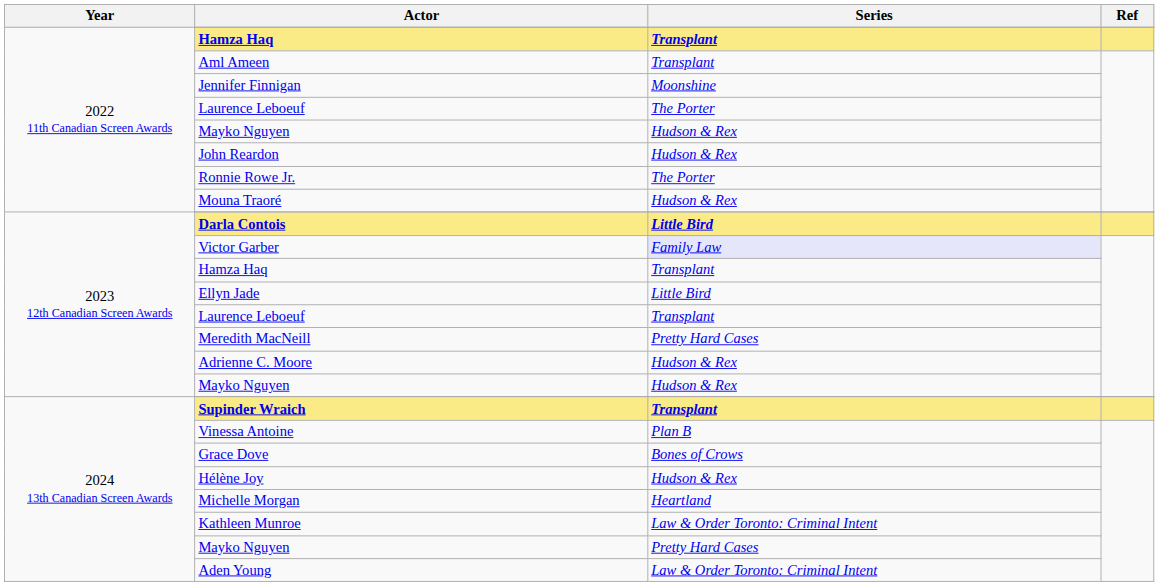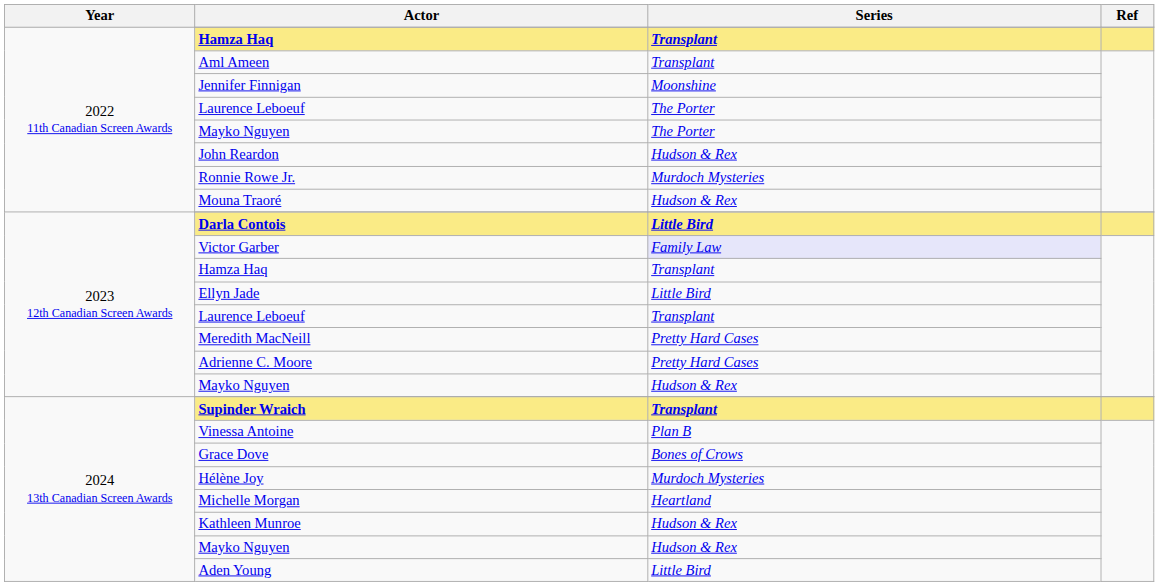(694, 131) Hudson & Rex -> (683, 131) The Porter
(683, 177) The Porter -> (708, 177) Murdoch Mysteries
(694, 362) Hudson & Rex -> (705, 362) Pretty Hard Cases
(694, 477) Hudson & Rex -> (708, 477) Murdoch Mysteries
(764, 524) Law & Order Toronto: Criminal Intent -> (694, 524) Hudson & Rex
(705, 547) Pretty Hard Cases -> (694, 547) Hudson & Rex
(764, 570) Law & Order Toronto: Criminal Intent -> (681, 570) Little Bird
